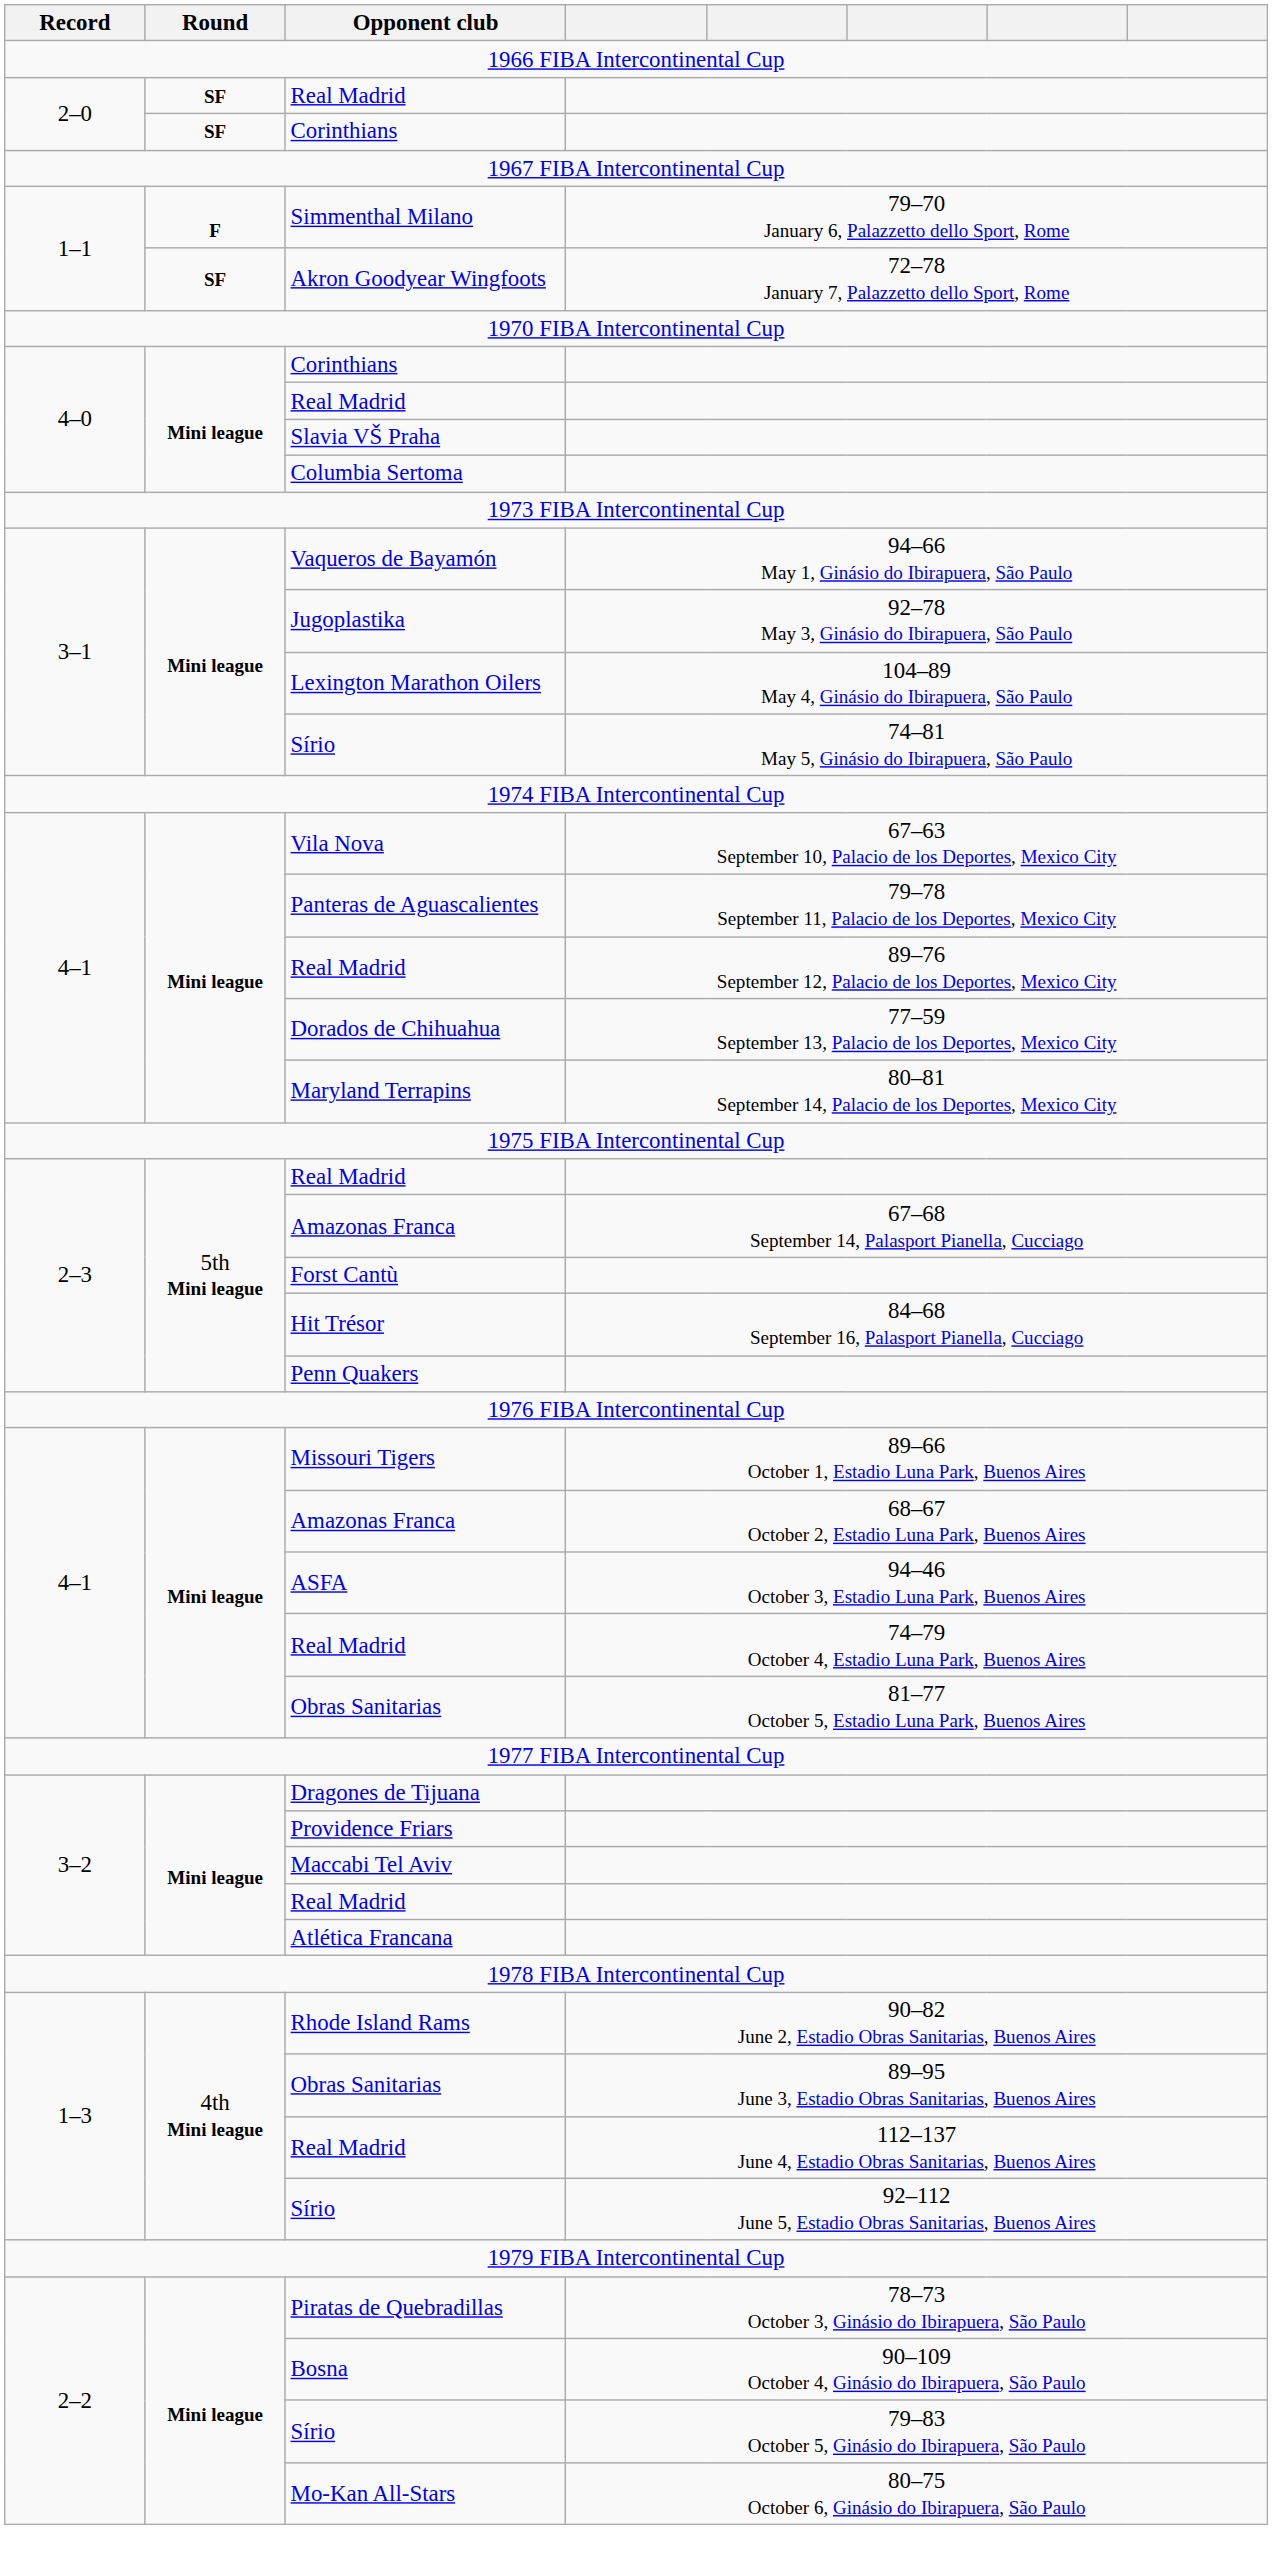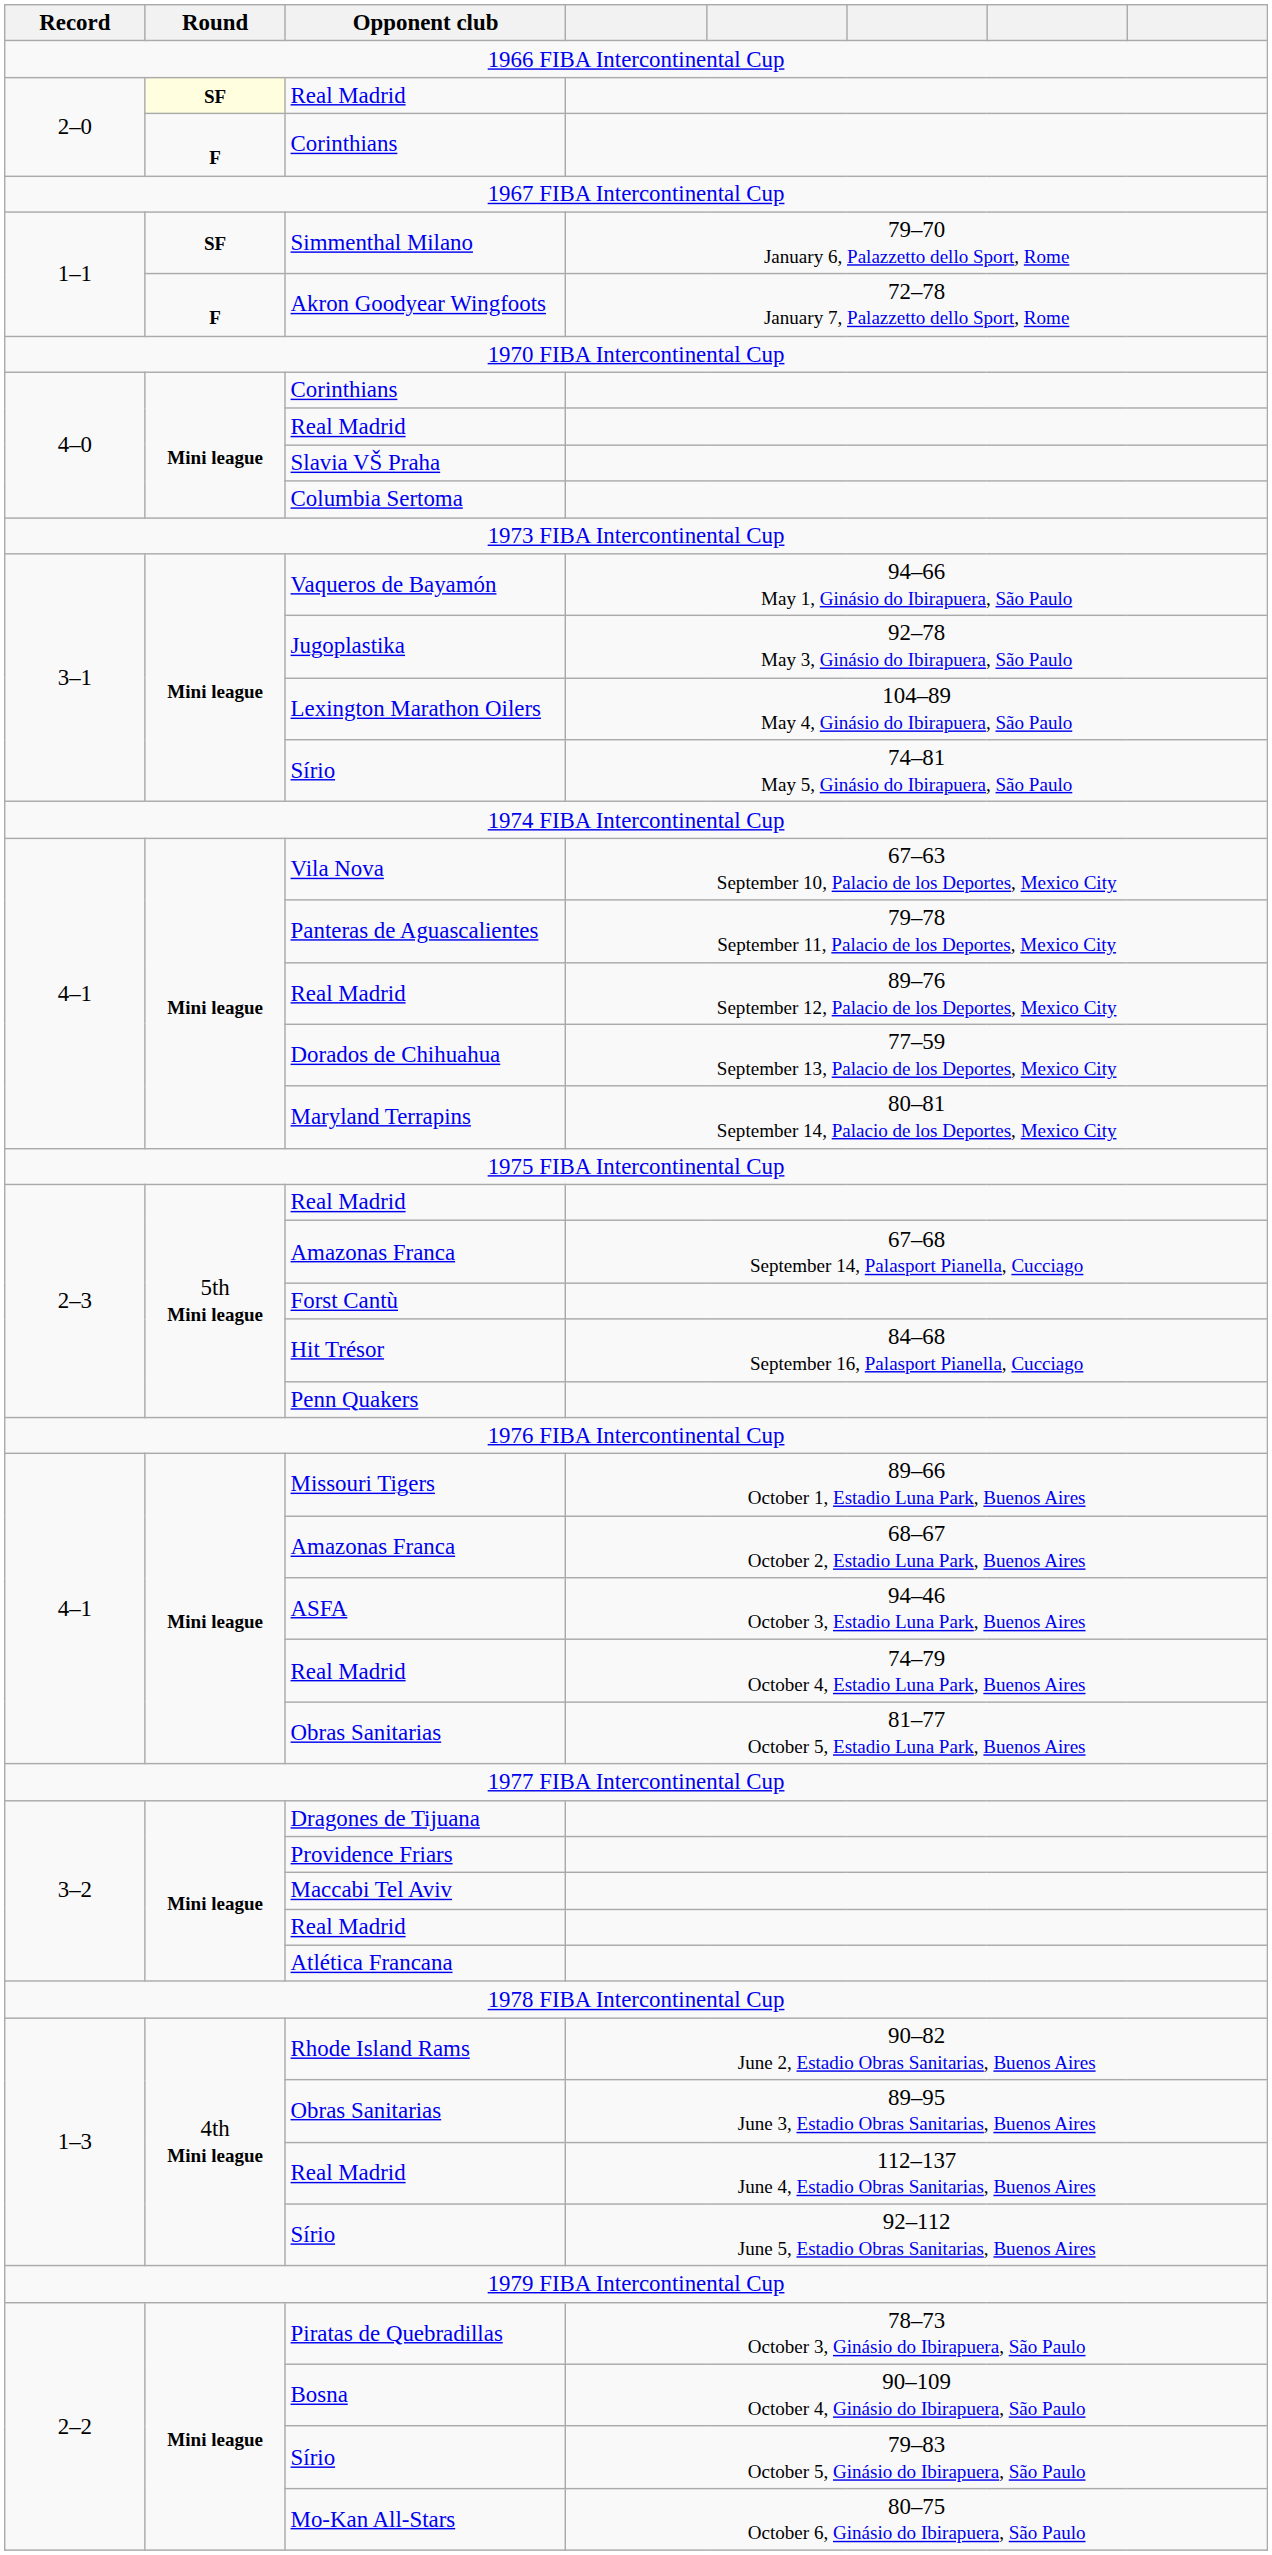(215, 96) no background -> (215, 96) lightyellow background
(215, 132) SF -> (215, 158) F
(215, 231) F -> (215, 244) SF
(215, 280) SF -> (215, 319) F
